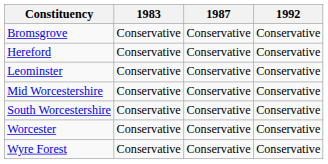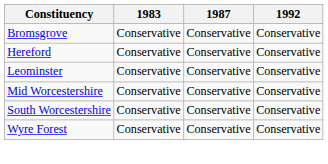- row: (32, 129)
